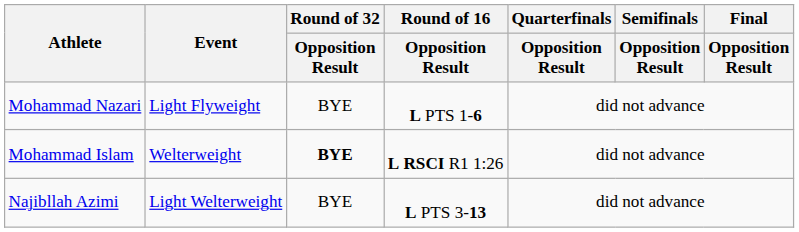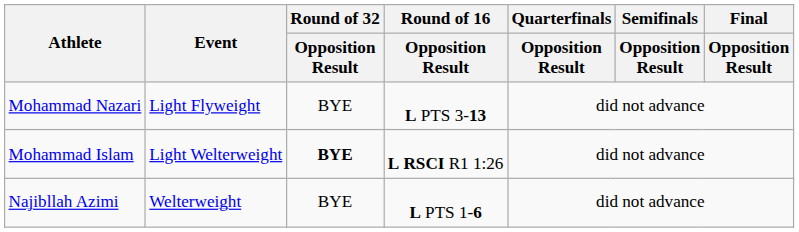(446, 116) L PTS 1-6 -> (446, 116) L PTS 3-13
(195, 154) Welterweight -> (216, 154) Light Welterweight
(216, 202) Light Welterweight -> (195, 202) Welterweight
(446, 212) L PTS 3-13 -> (446, 212) L PTS 1-6
